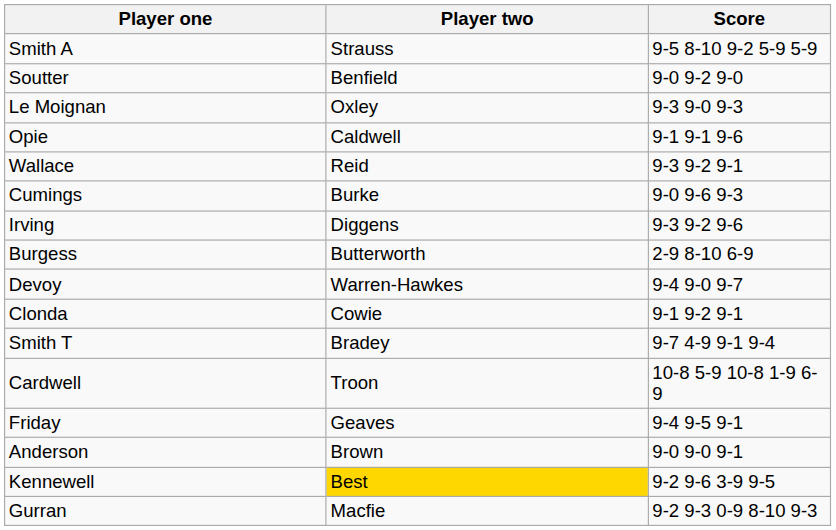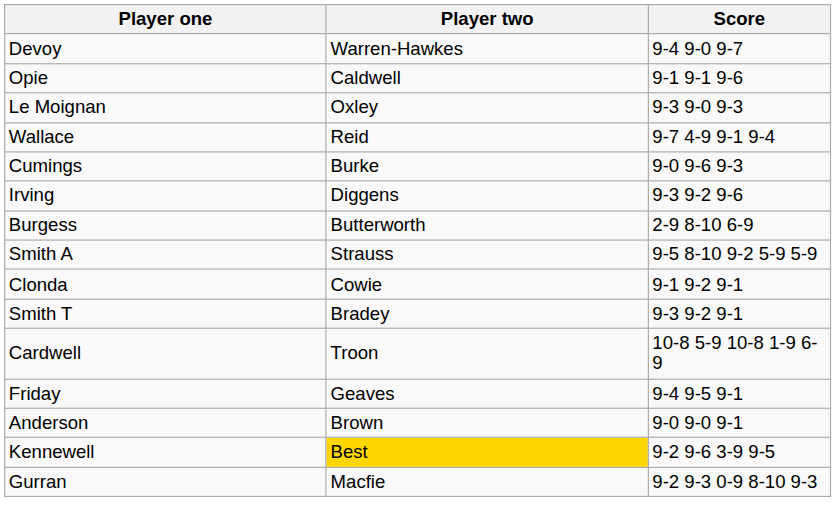rows swapped: (35, 284) <-> (41, 48)
- row: (39, 78)
rows swapped: (28, 136) <-> (57, 107)
(698, 166) 9-3 9-2 9-1 -> (714, 136) 9-7 4-9 9-1 9-4
(714, 343) 9-7 4-9 9-1 9-4 -> (698, 313) 9-3 9-2 9-1
